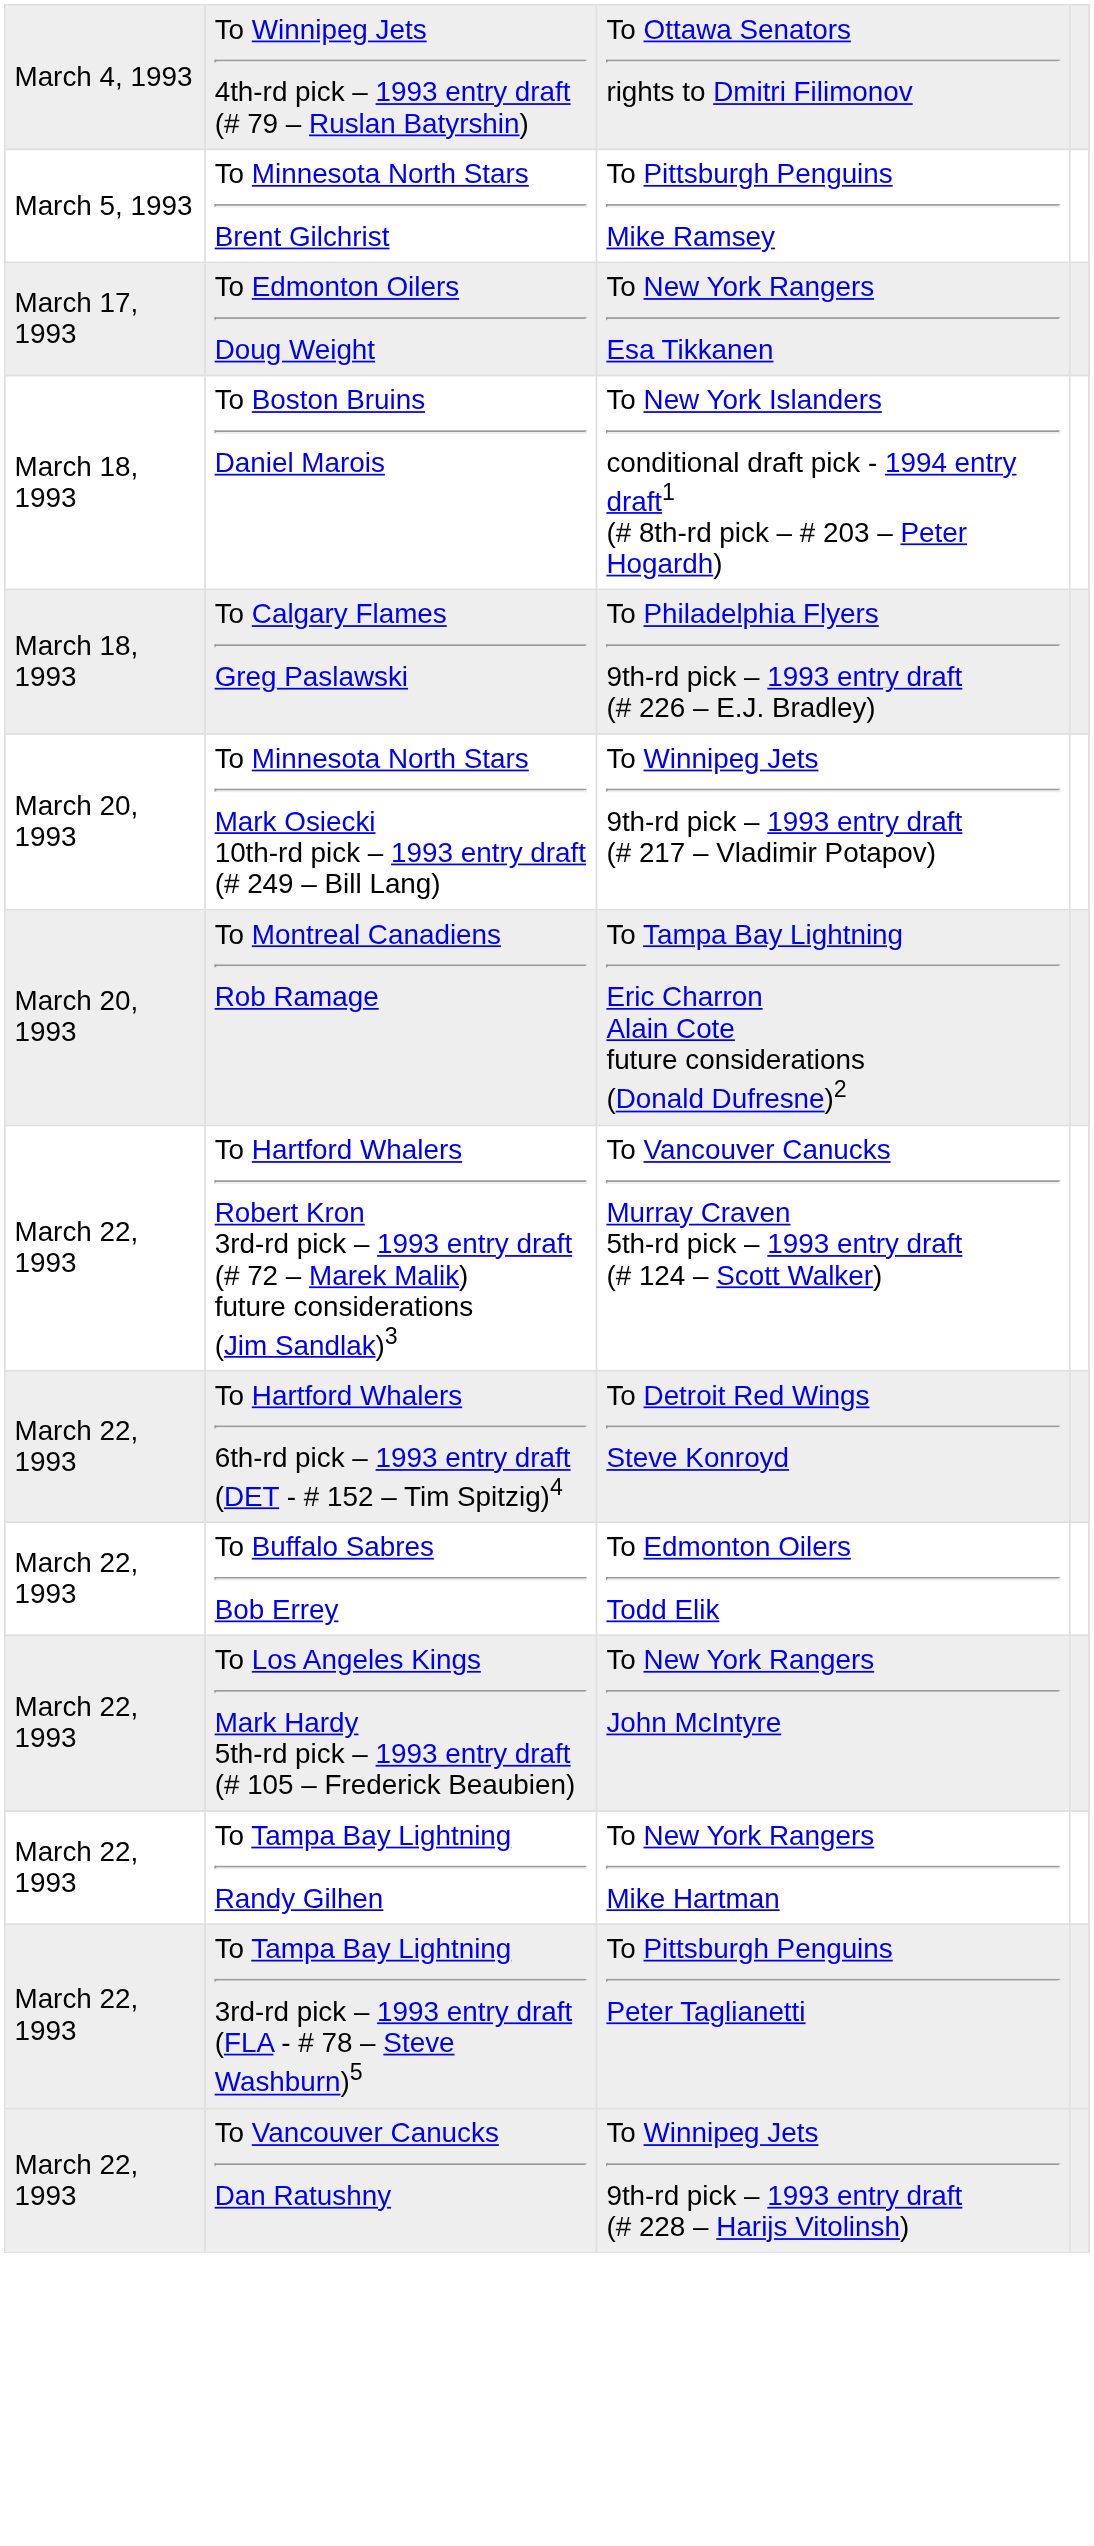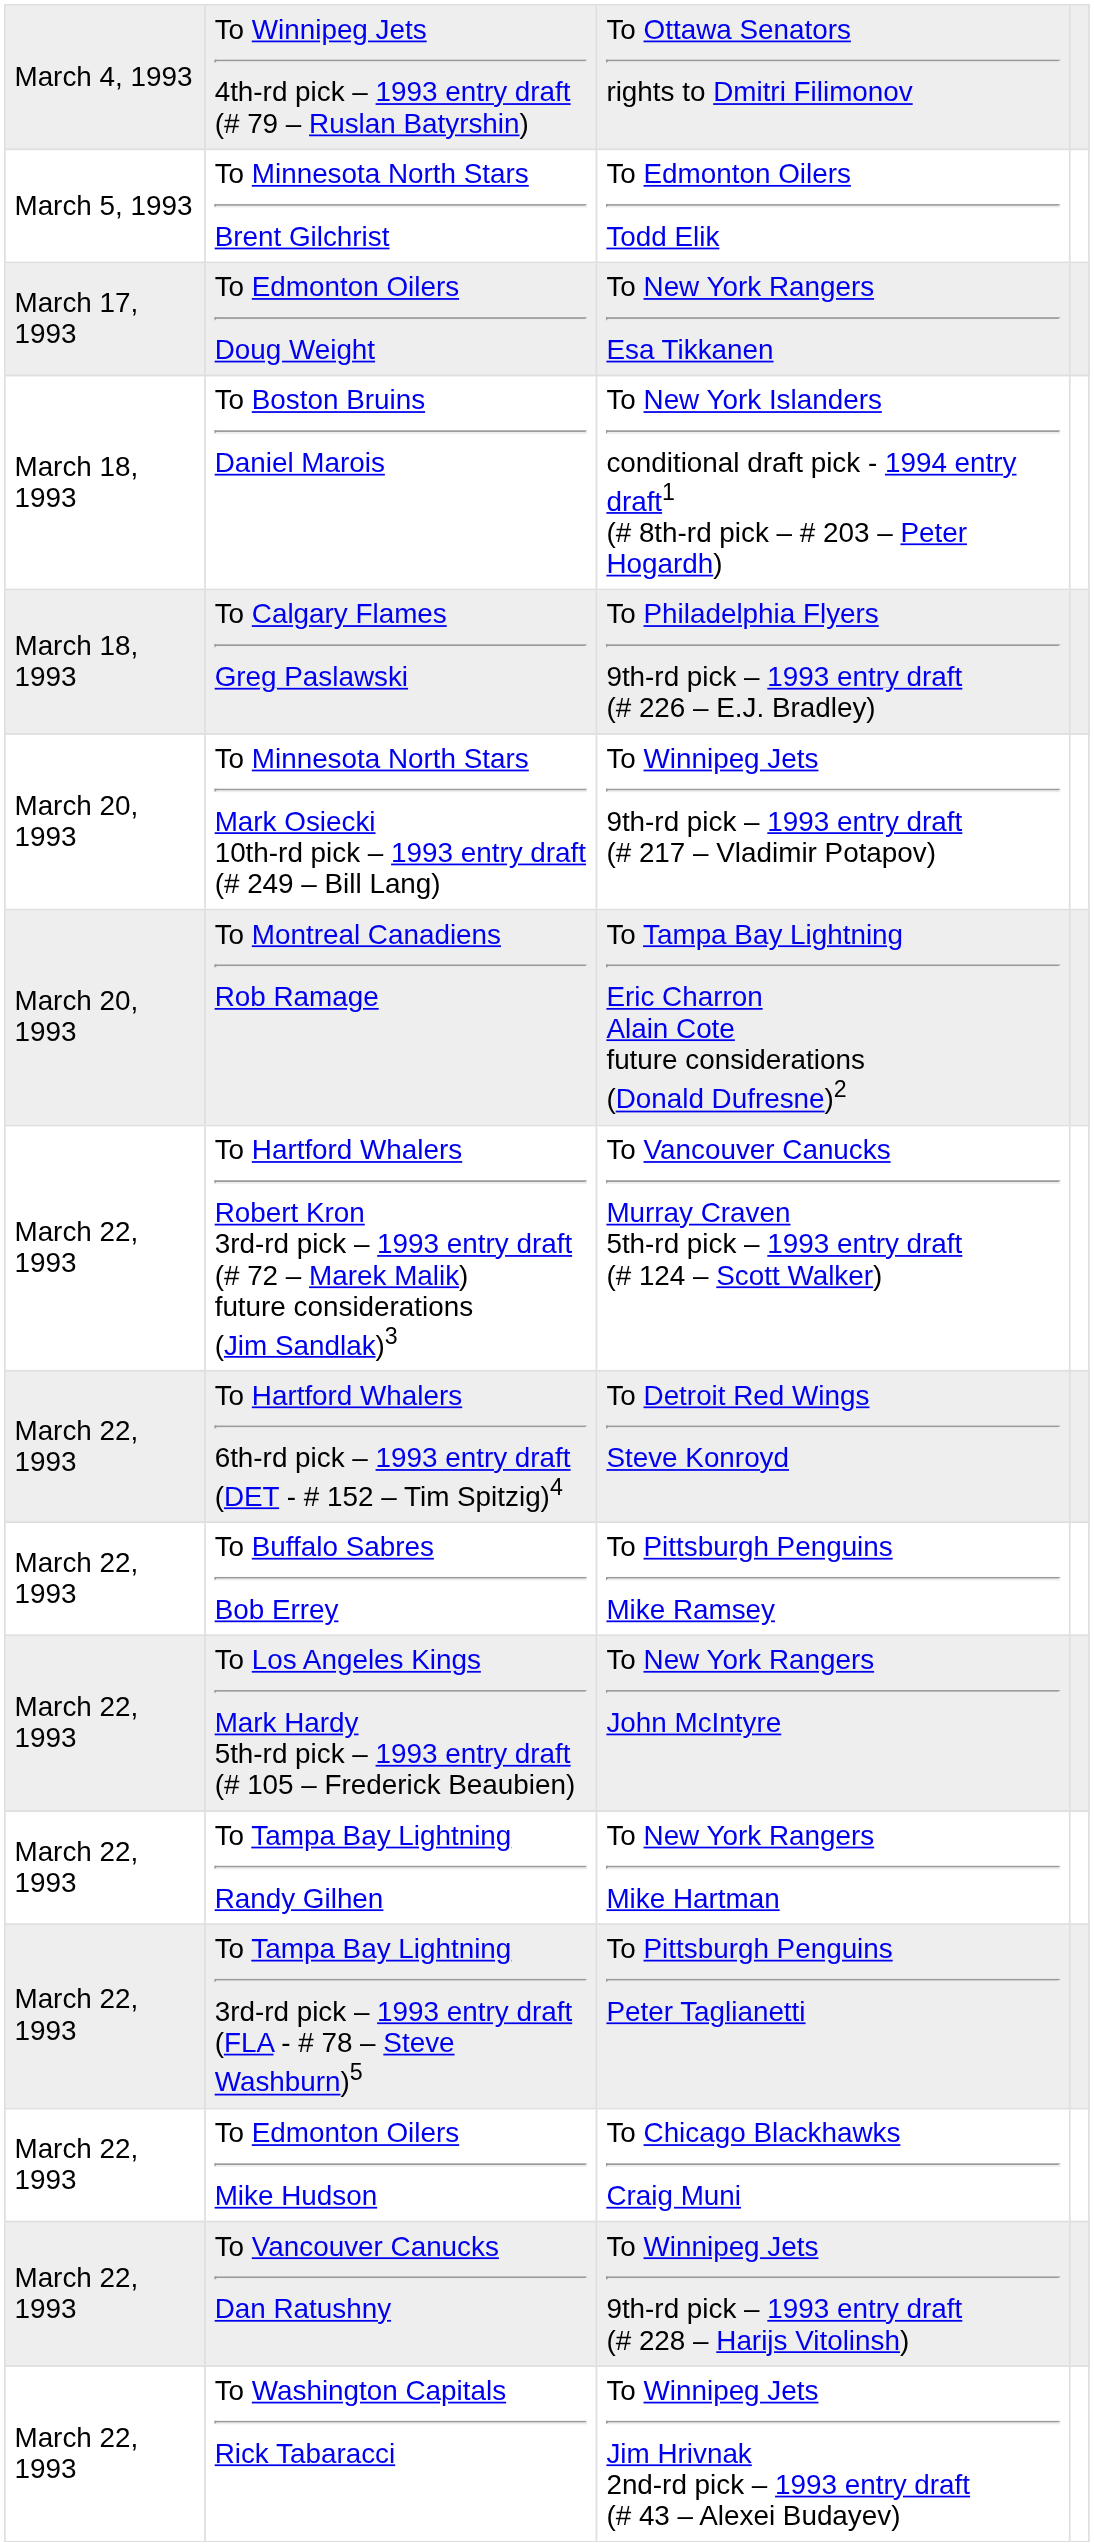(833, 205) To Pittsburgh Penguins Mike Ramsey -> (833, 205) To Edmonton Oilers Todd Elik
(833, 1578) To Edmonton Oilers Todd Elik -> (833, 1578) To Pittsburgh Penguins Mike Ramsey
+ row: (401, 2164)
+ row: (401, 2421)
